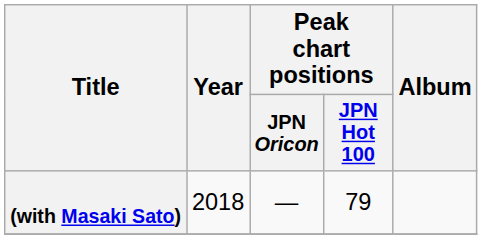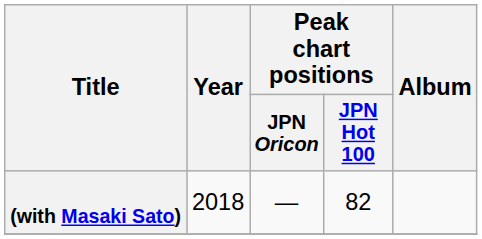(358, 202) 79 -> (358, 202) 82
